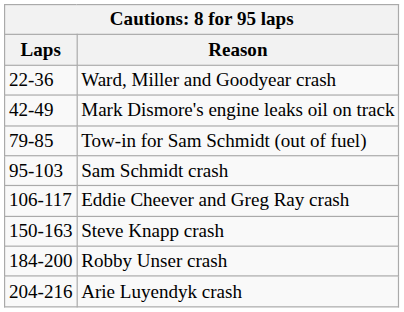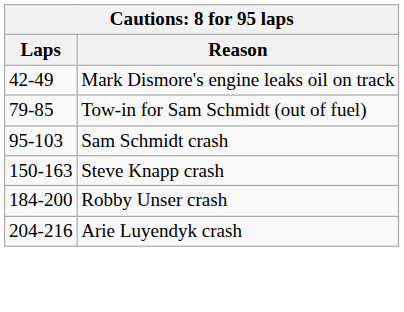- row: (209, 79)
- row: (215, 200)
